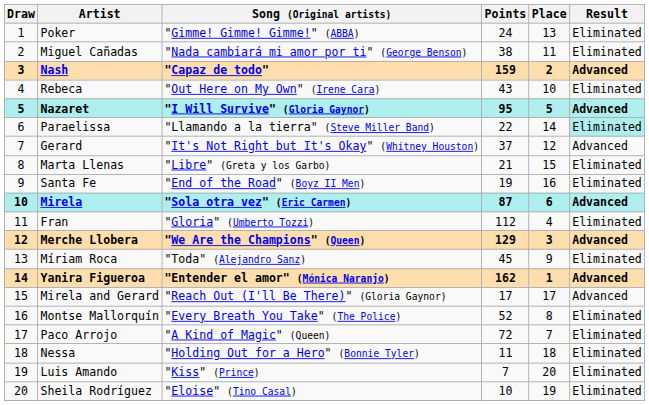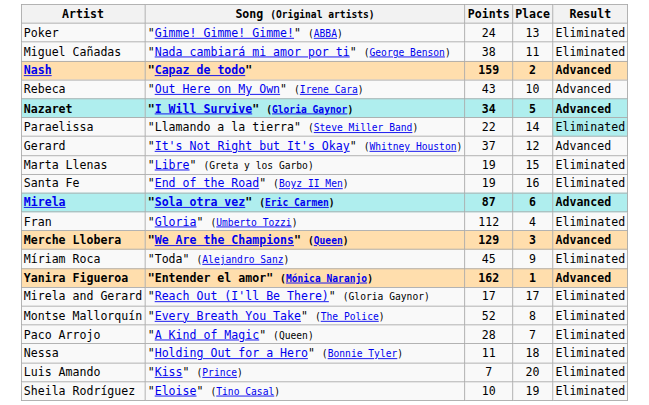- column: (21, 14)
(607, 89) Eliminated -> (583, 89) Advanced
(505, 108) 95 -> (489, 108) 34
(505, 165) 21 -> (489, 165) 19
(600, 297) Advanced -> (590, 297) Eliminated
(505, 334) 72 -> (489, 334) 28
